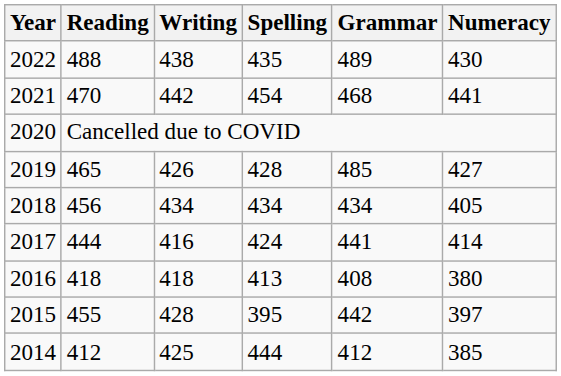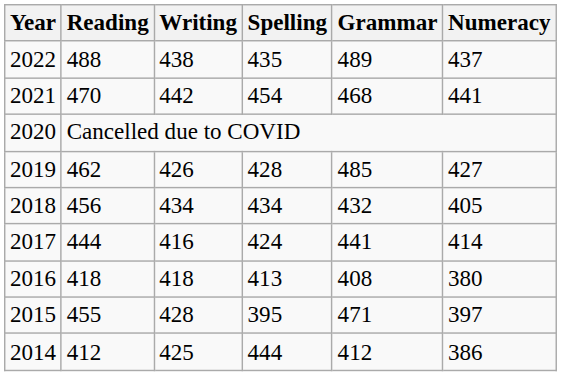(465, 59) 430 -> (465, 59) 437
(84, 168) 465 -> (84, 168) 462
(355, 205) 434 -> (355, 205) 432
(355, 315) 442 -> (355, 315) 471
(465, 351) 385 -> (465, 351) 386
